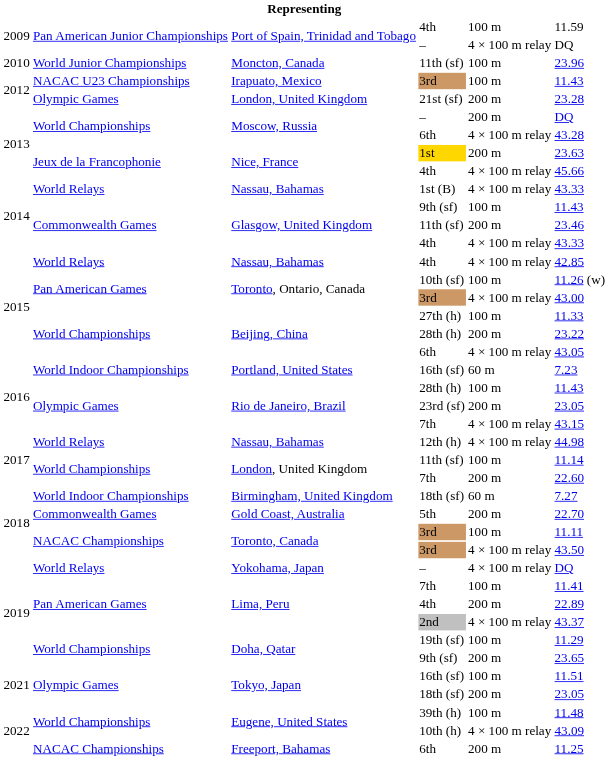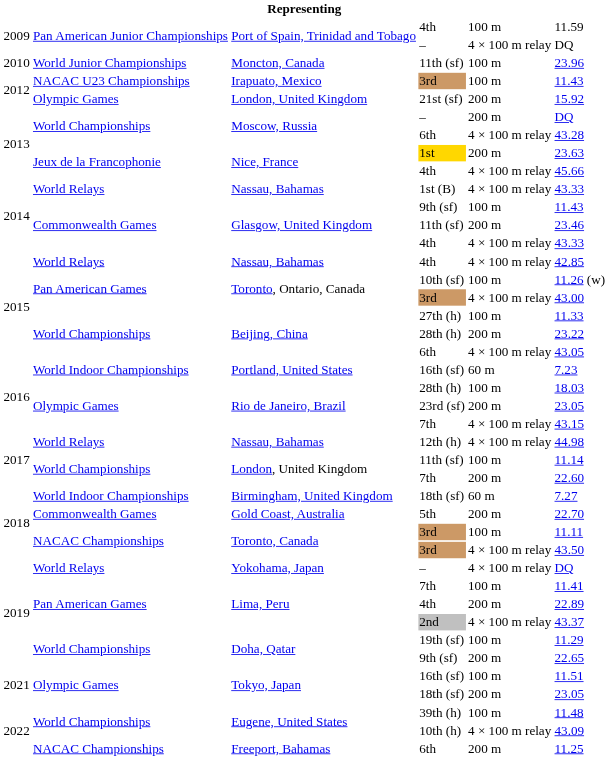(569, 99) 23.28 -> (569, 99) 15.92
(569, 387) 11.43 -> (569, 387) 18.03
(569, 658) 23.65 -> (569, 658) 22.65
